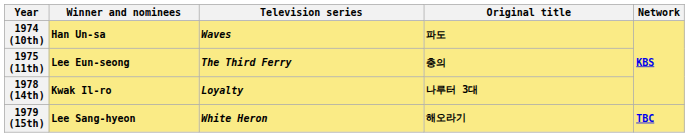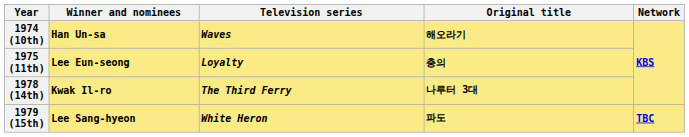(436, 34) 파도 -> (446, 34) 해오라기
(246, 62) The Third Ferry -> (222, 62) Loyalty
(222, 90) Loyalty -> (246, 90) The Third Ferry
(446, 118) 해오라기 -> (436, 118) 파도
